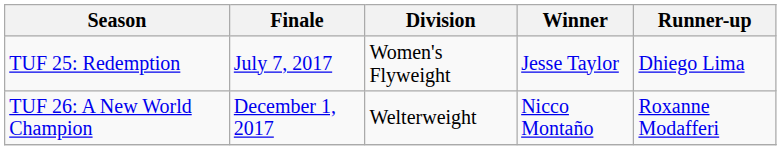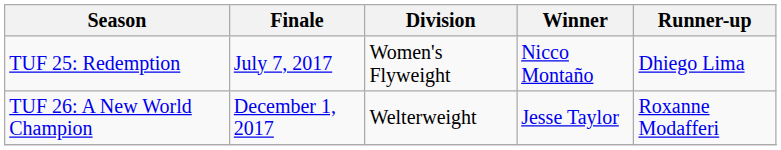(570, 63) Jesse Taylor -> (557, 63) Nicco Montaño
(557, 117) Nicco Montaño -> (570, 117) Jesse Taylor
